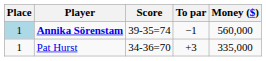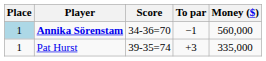(149, 30) 39-35=74 -> (149, 30) 34-36=70
(149, 47) 34-36=70 -> (149, 47) 39-35=74
